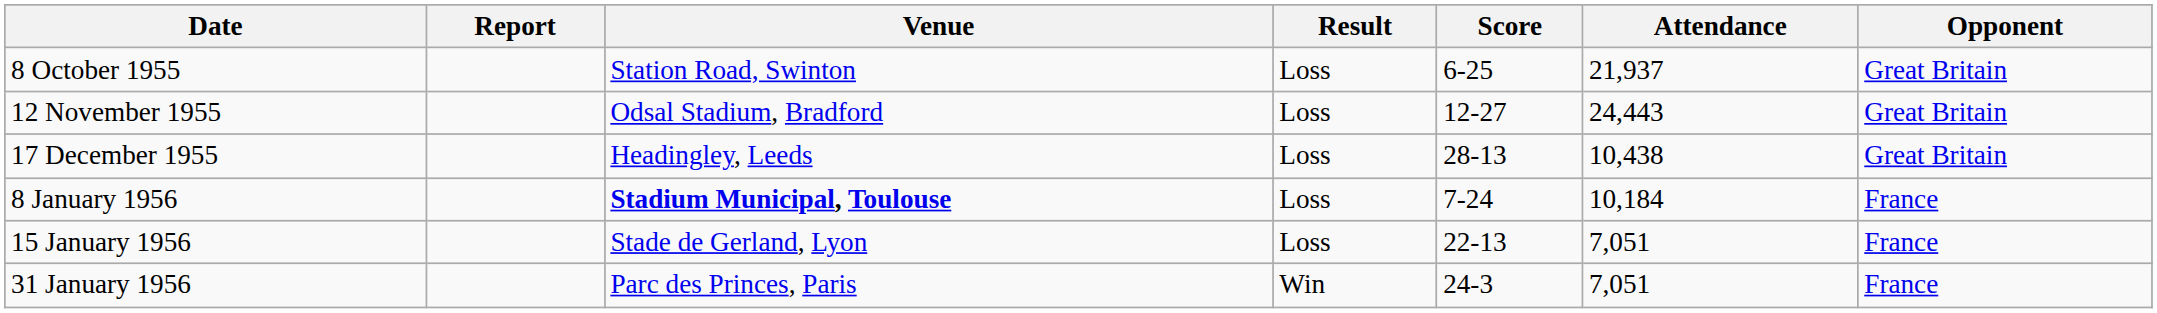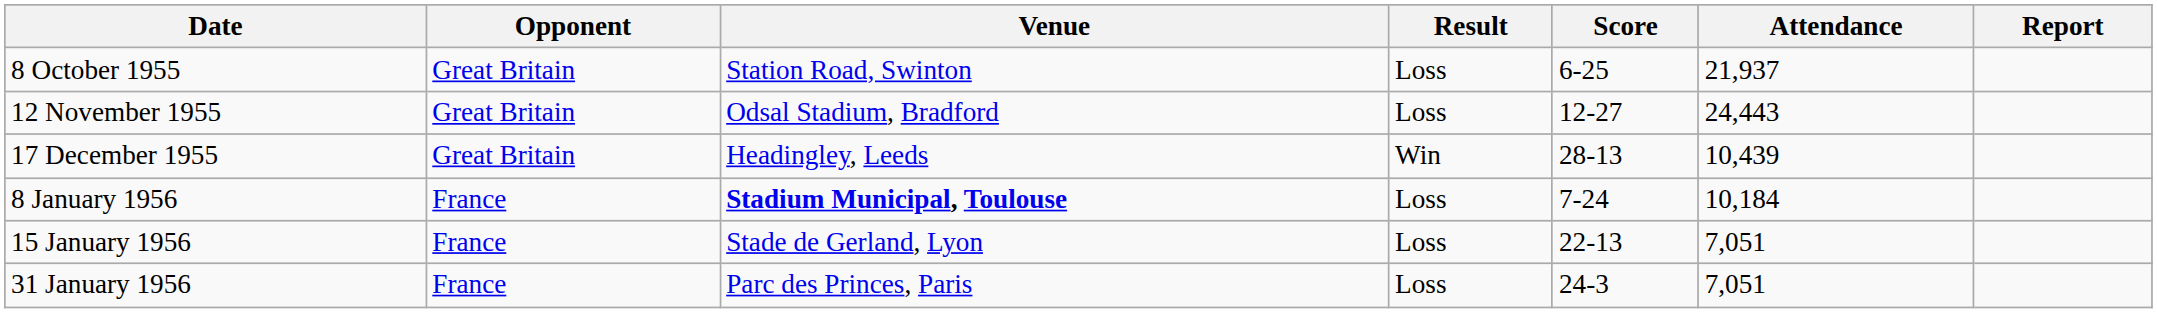columns swapped: (2005, 26) <-> (515, 26)
(1305, 155) Loss -> (1418, 155) Win
(1626, 155) 10,438 -> (1742, 155) 10,439
(1302, 284) Win -> (1421, 284) Loss
